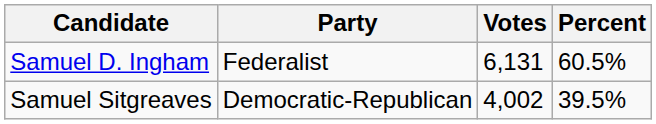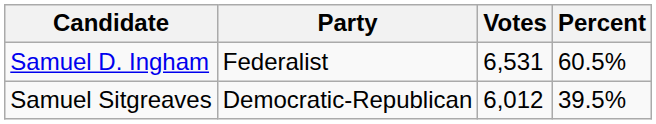(513, 61) 6,131 -> (513, 61) 6,531
(513, 99) 4,002 -> (513, 99) 6,012
